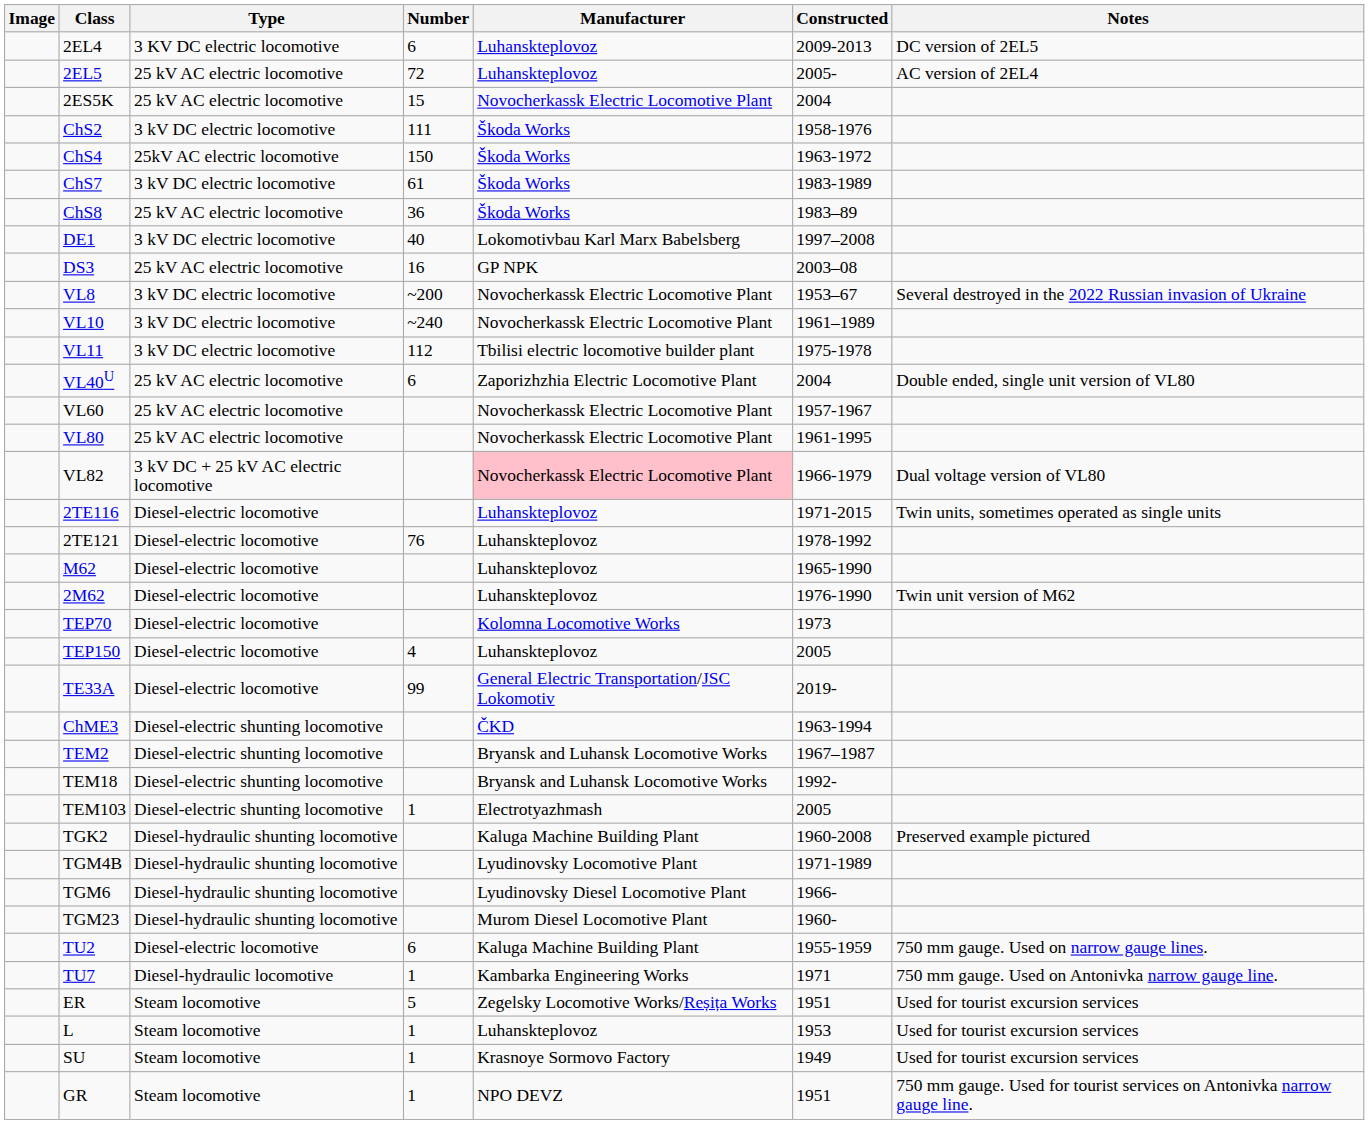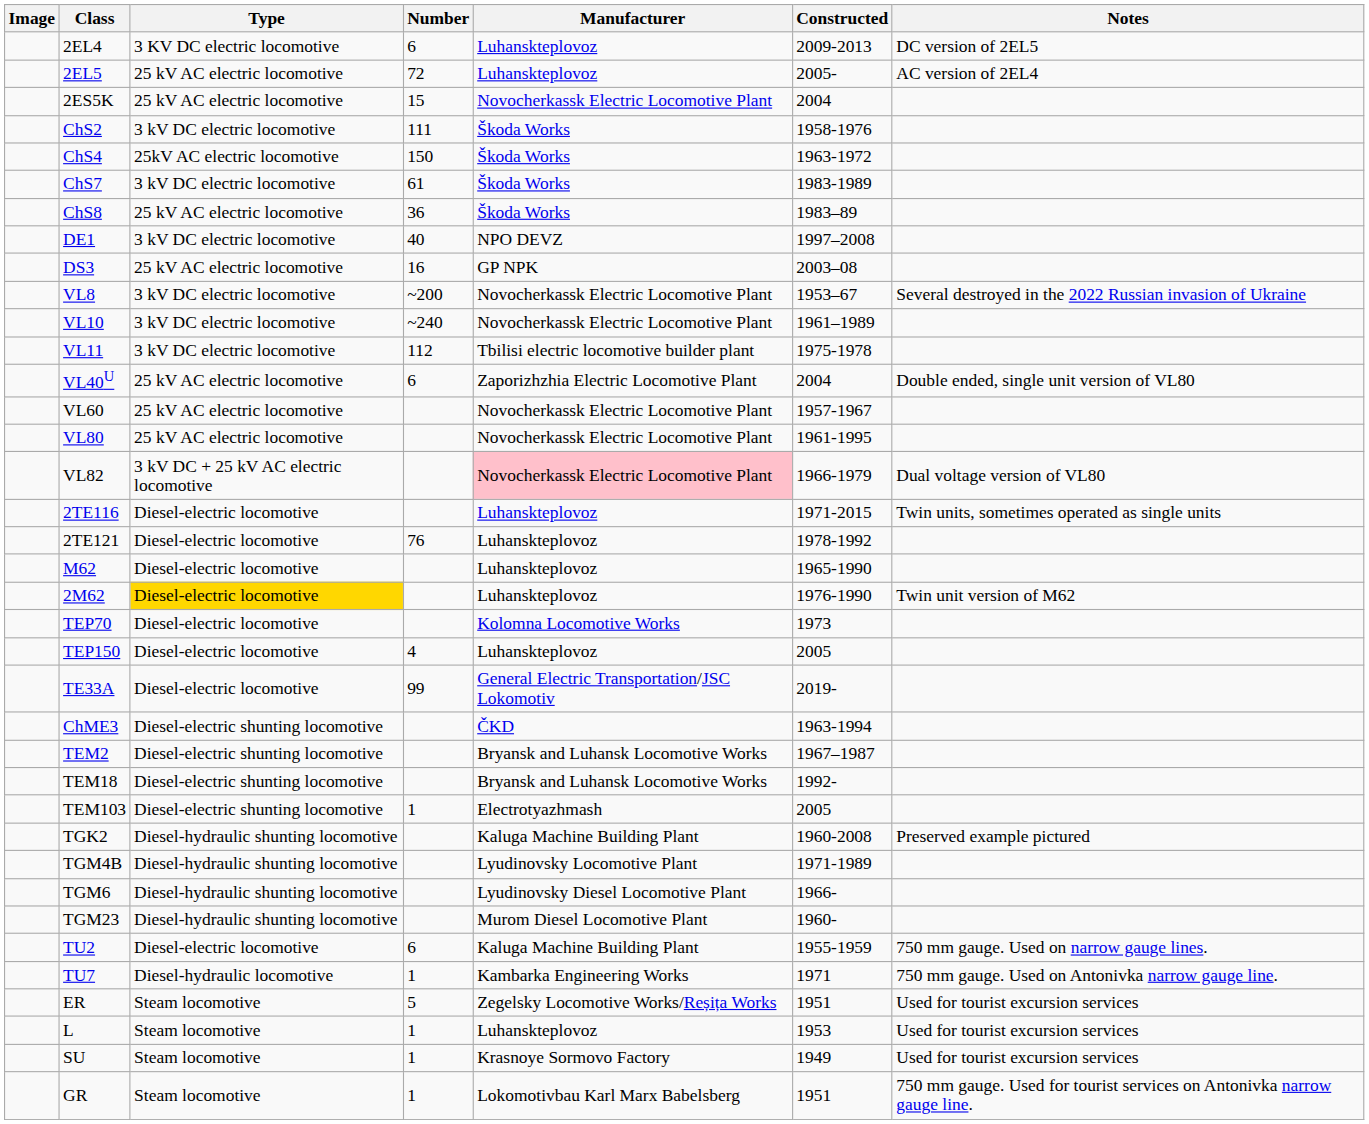(609, 239) Lokomotivbau Karl Marx Babelsberg -> (520, 239) NPO DEVZ
(226, 595) no background -> (226, 595) gold background
(520, 1095) NPO DEVZ -> (609, 1095) Lokomotivbau Karl Marx Babelsberg
